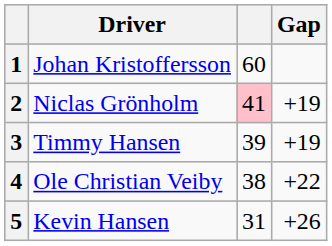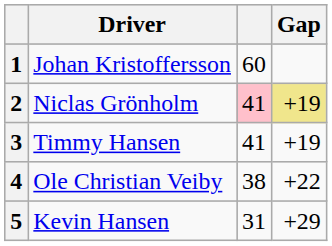(302, 103) no background -> (302, 103) khaki background
(254, 142) 39 -> (254, 142) 41
(302, 221) +26 -> (302, 221) +29
